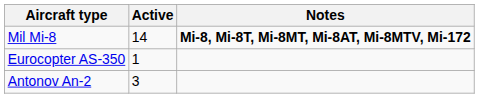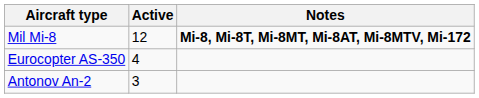(139, 37) 14 -> (139, 37) 12
(136, 59) 1 -> (136, 59) 4
